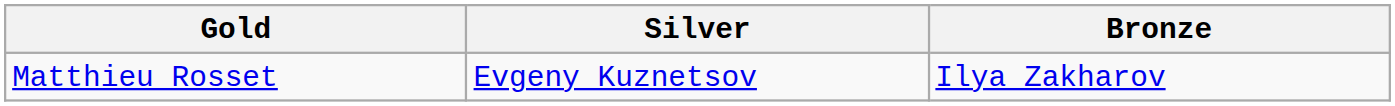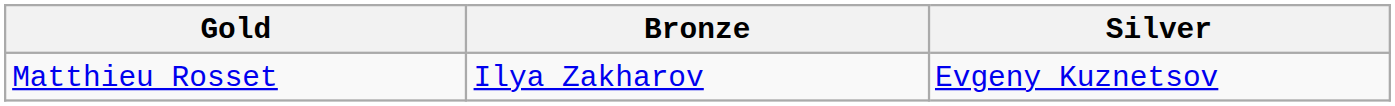columns swapped: (697, 29) <-> (1159, 29)
